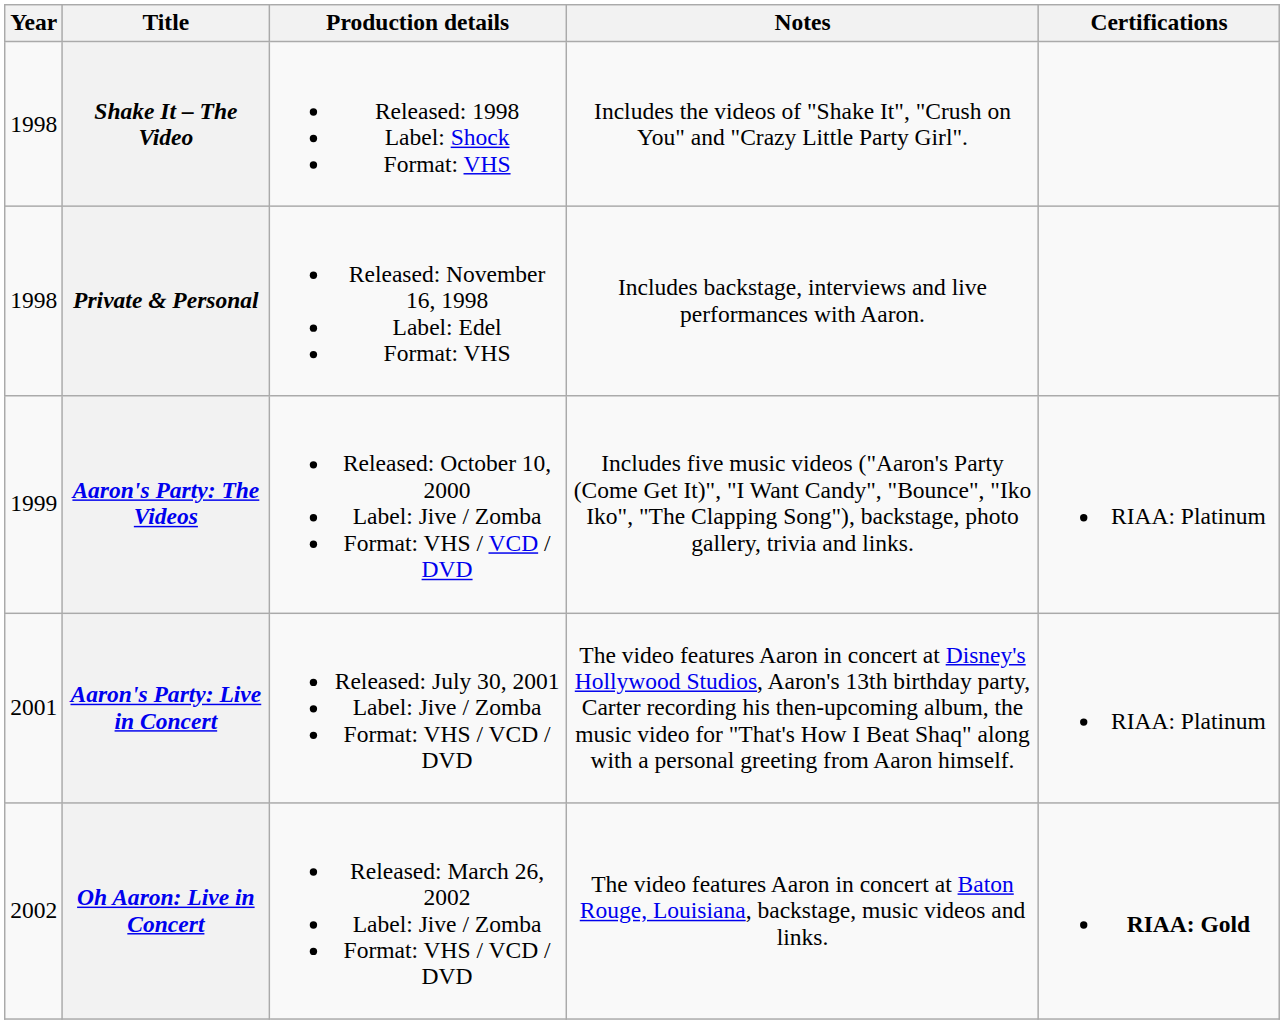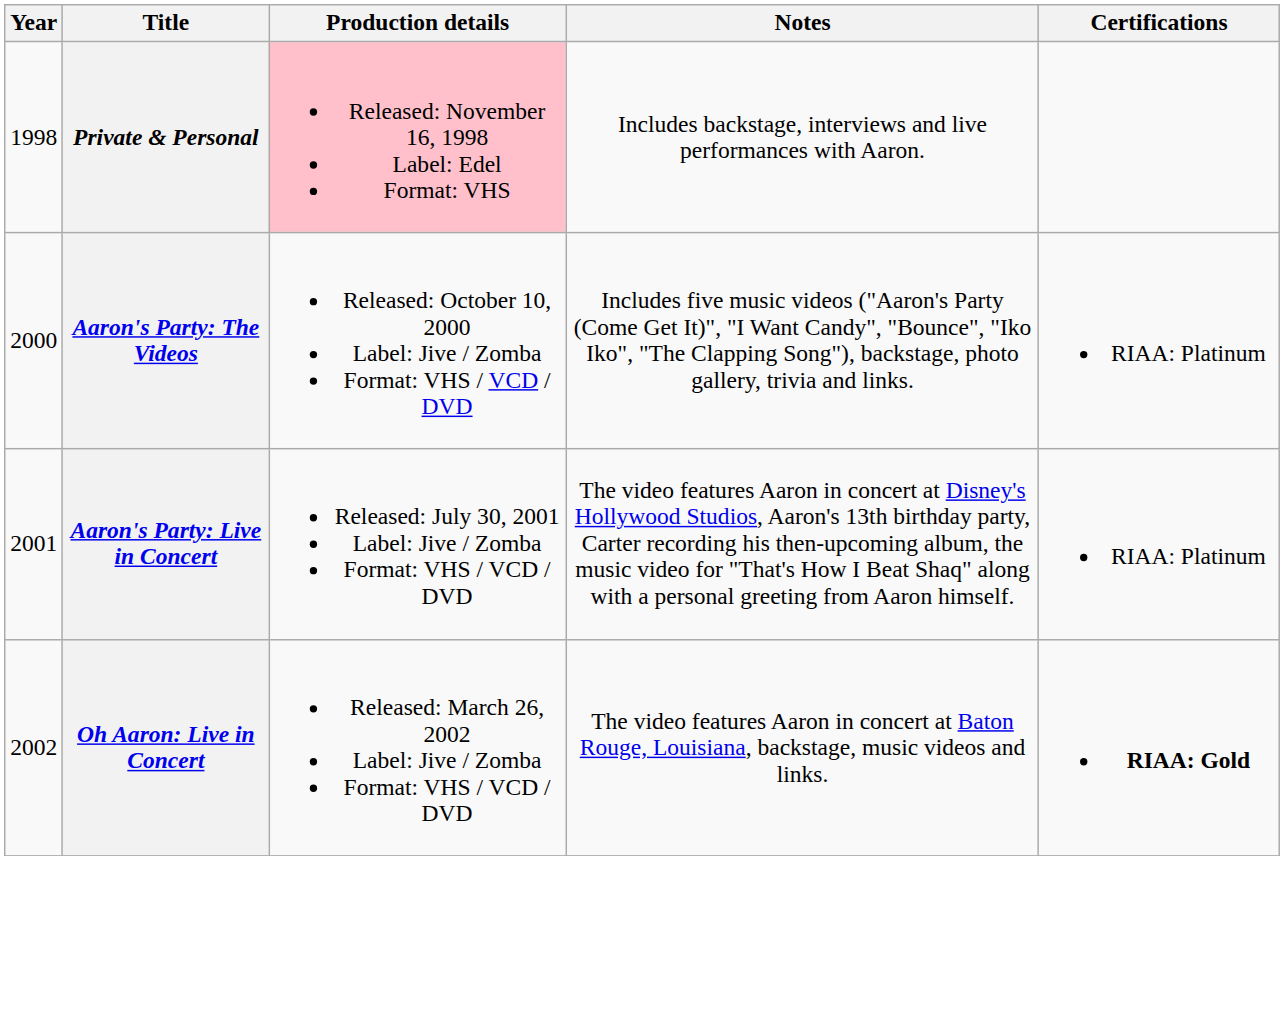- row: (166, 123)
(418, 314) no background -> (418, 150) pink background
(34, 504) 1999 -> (34, 340) 2000
